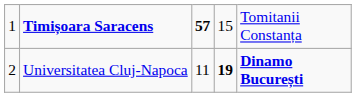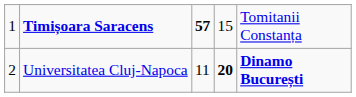(225, 70) 19 -> (225, 70) 20
